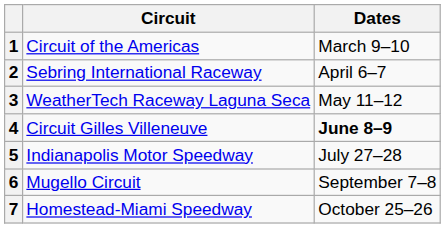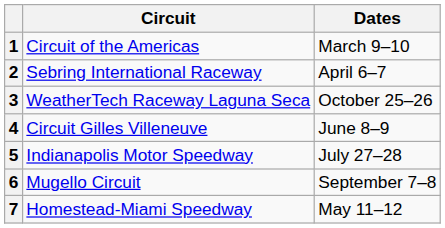(360, 101) May 11–12 -> (375, 101) October 25–26
(355, 128) bold -> (354, 128) normal
(375, 210) October 25–26 -> (360, 210) May 11–12
